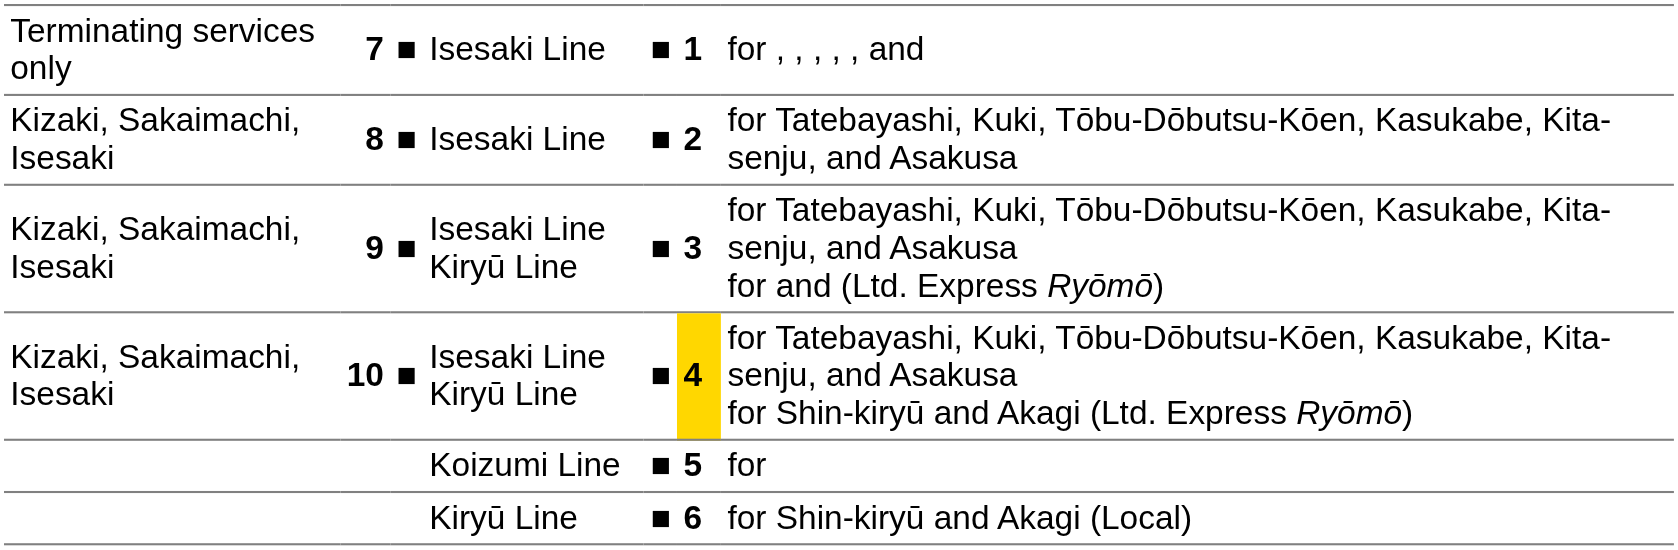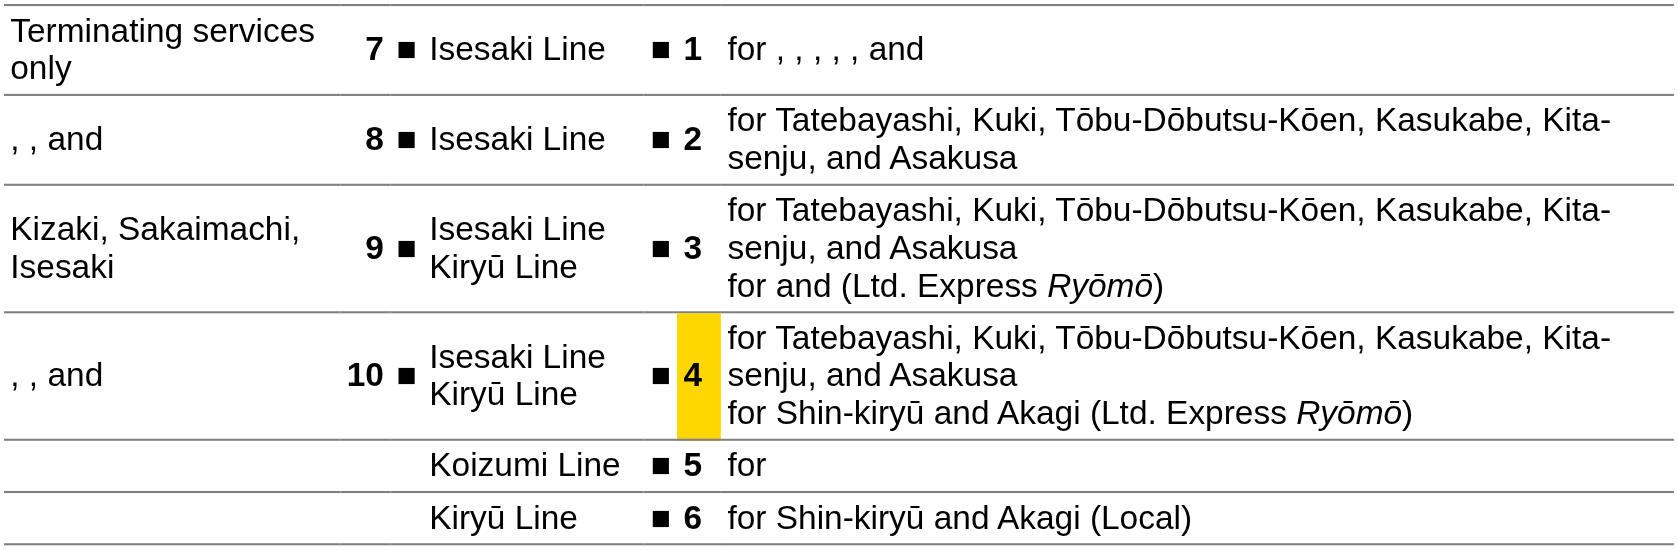(155, 139) Kizaki, Sakaimachi, Isesaki -> (57, 139) , , and
(155, 375) Kizaki, Sakaimachi, Isesaki -> (57, 375) , , and
